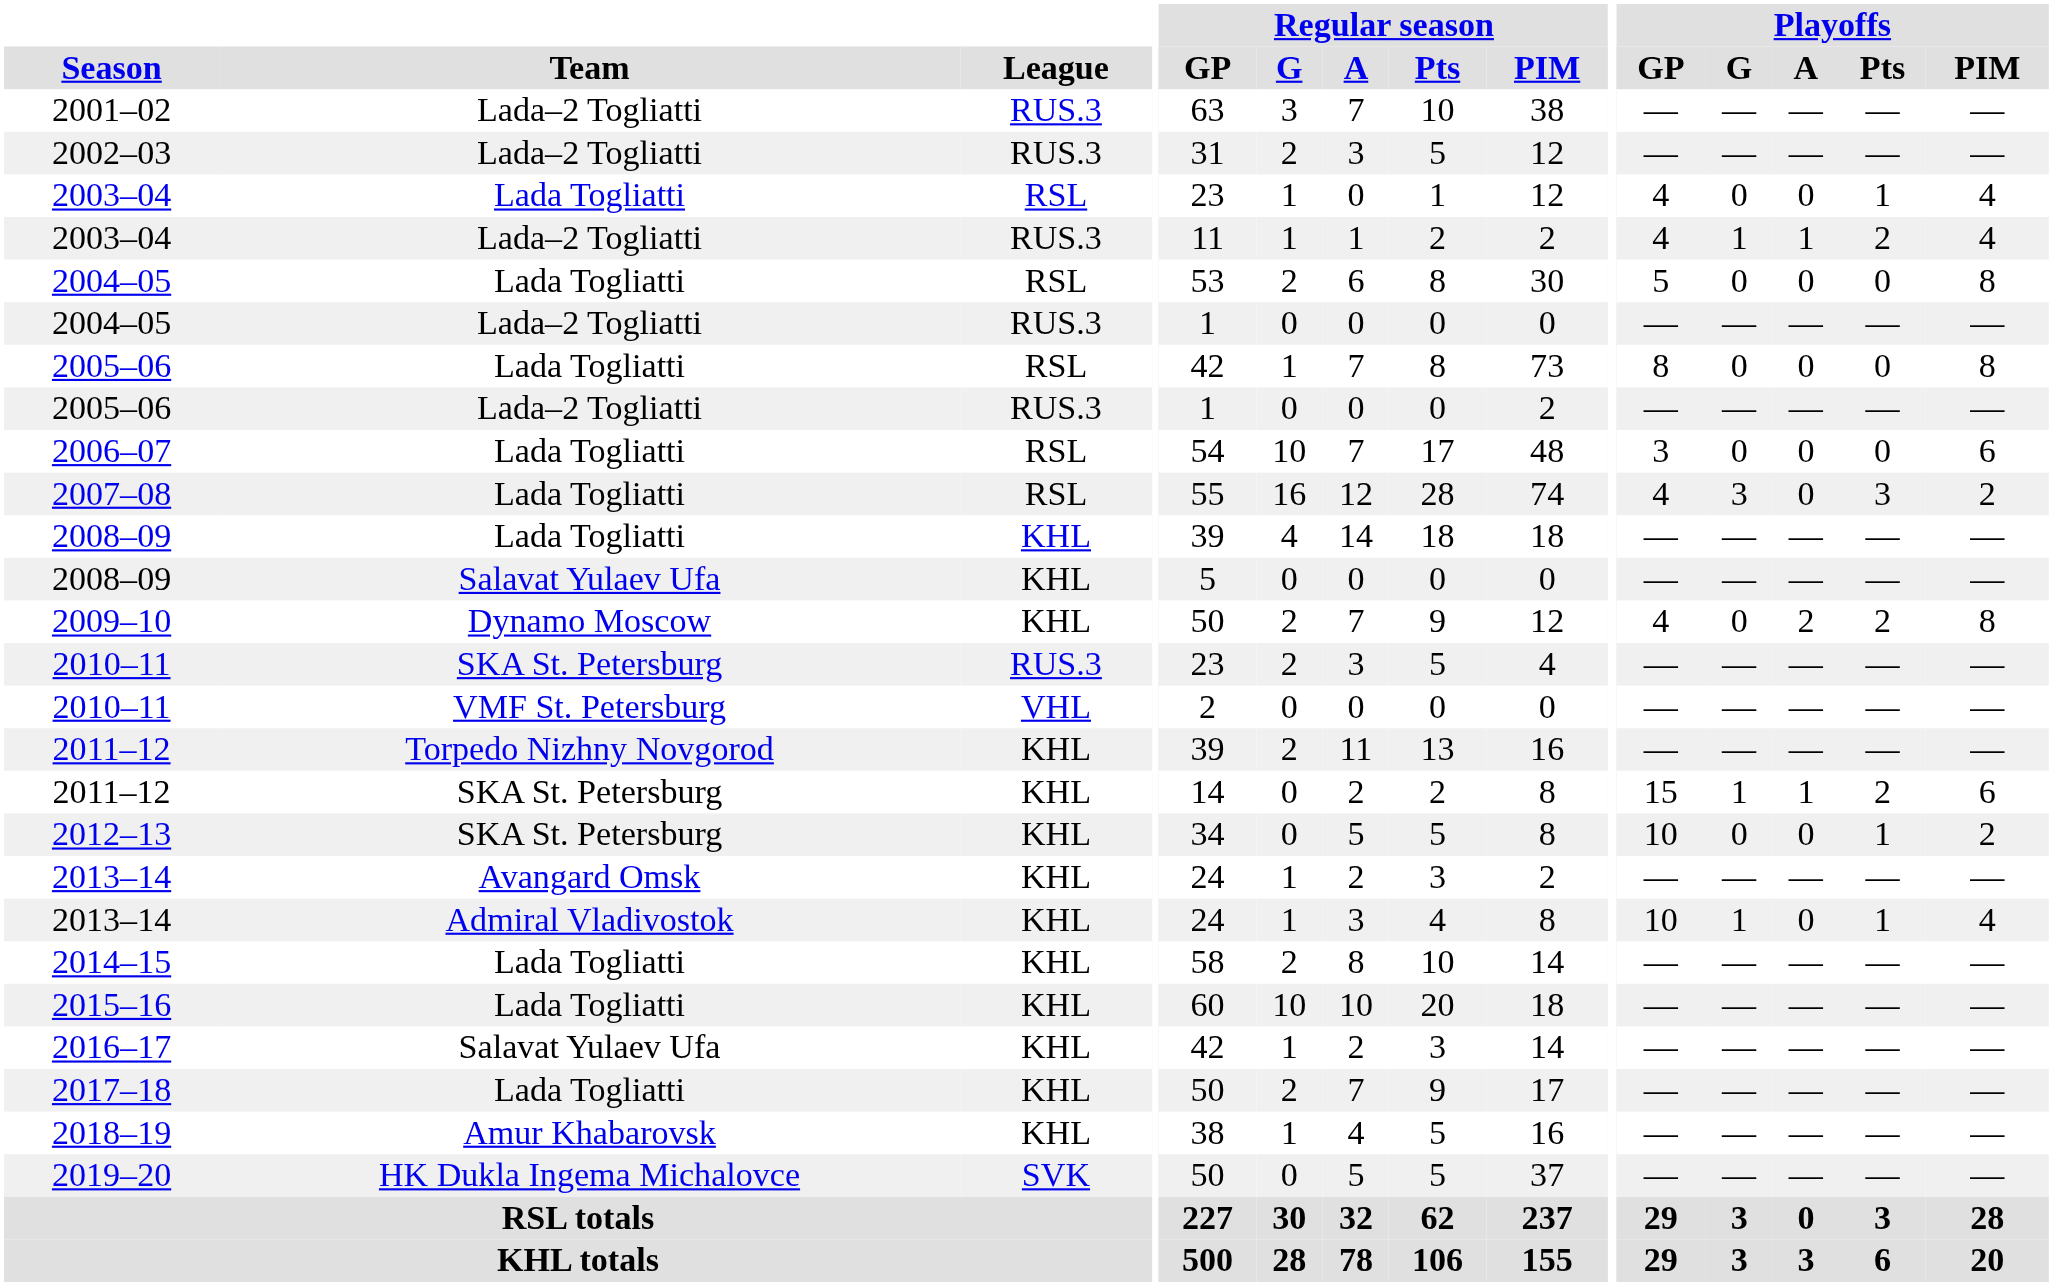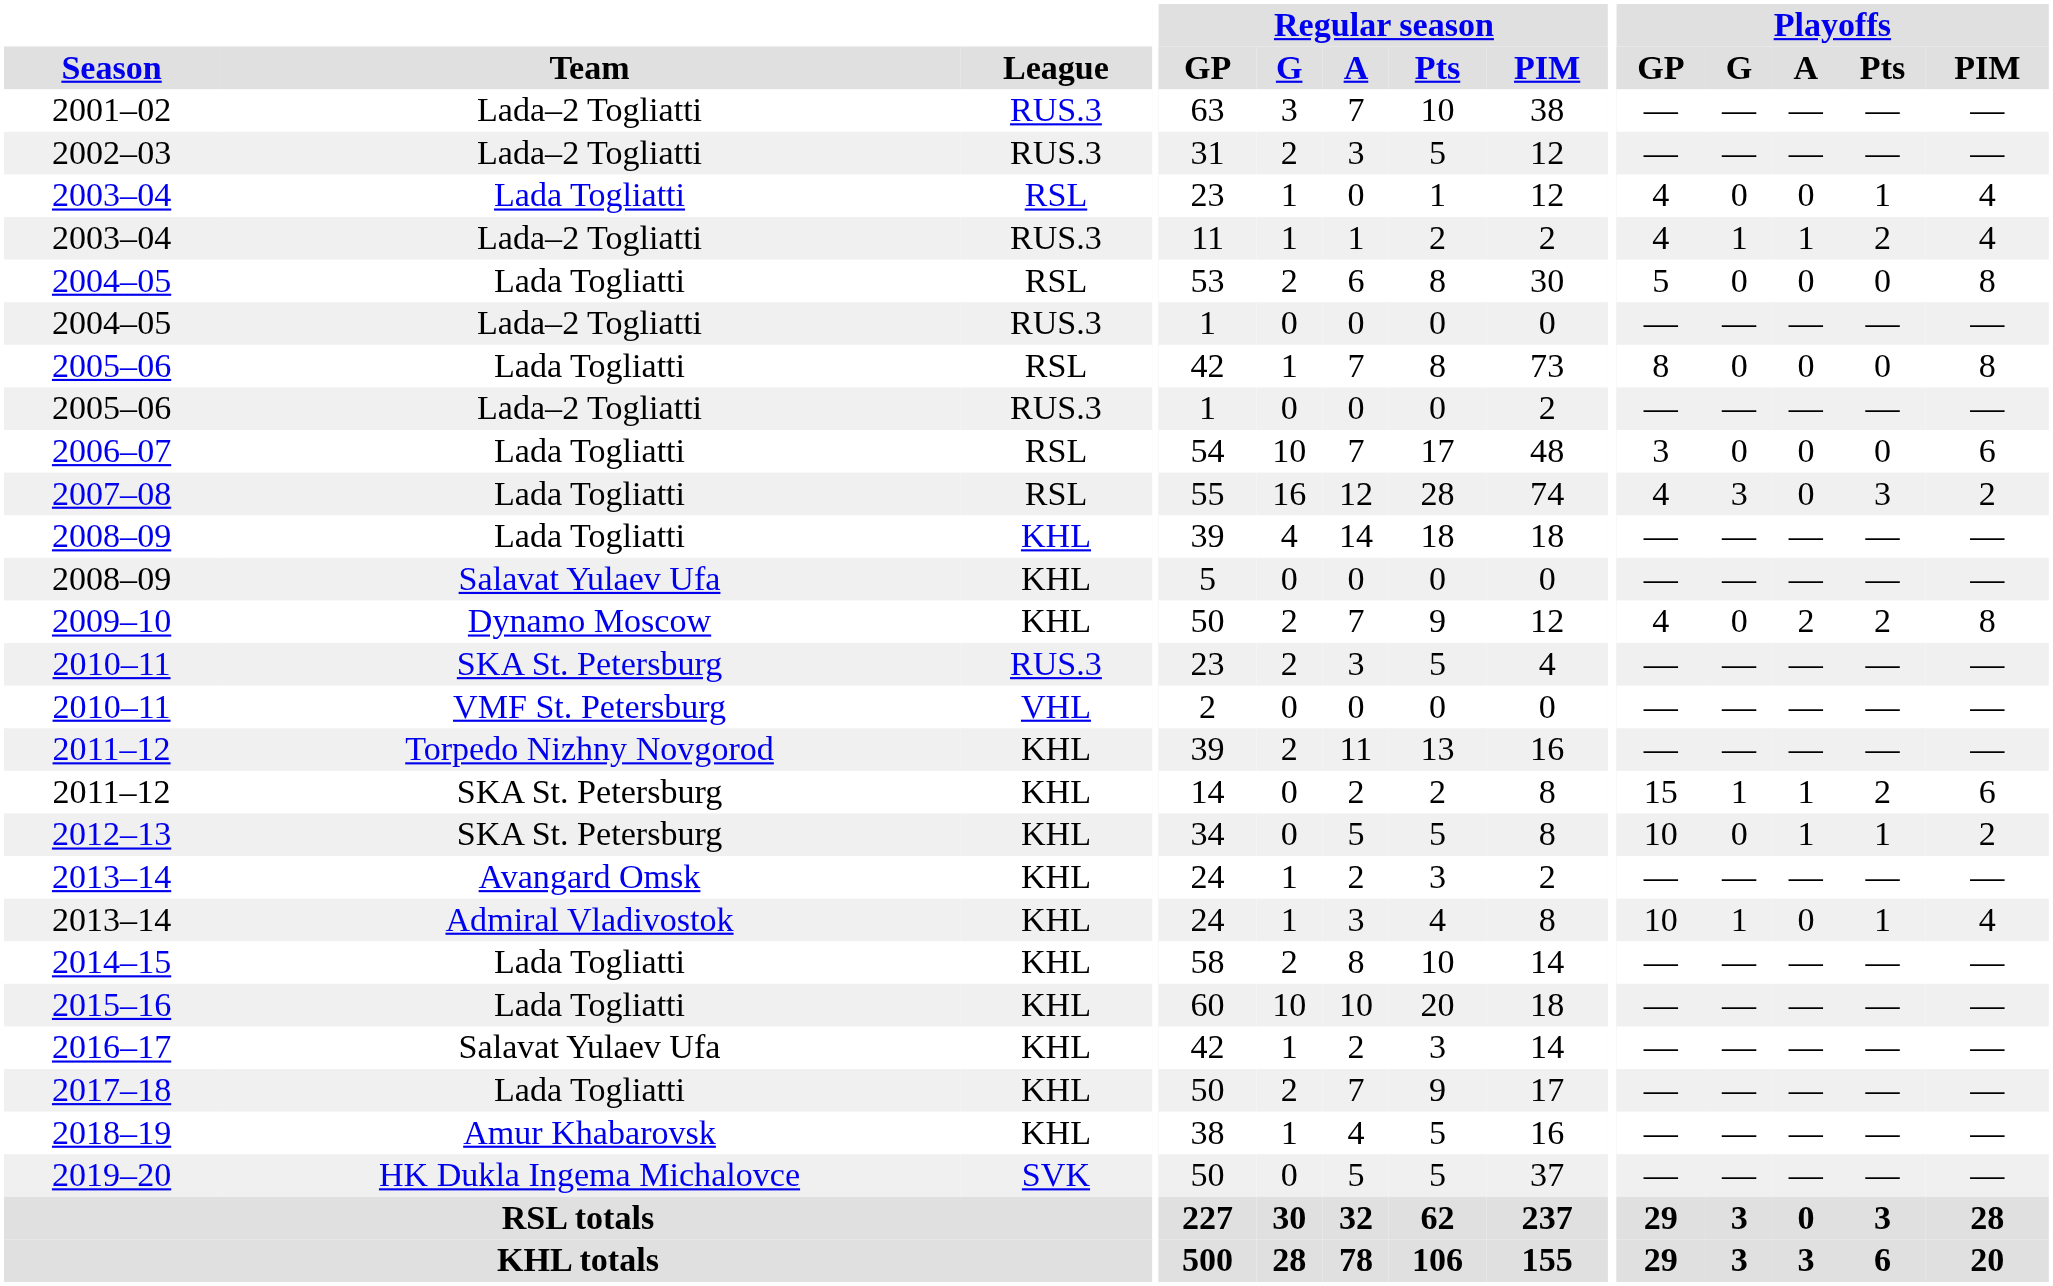(1806, 834) 0 -> (1806, 834) 1
